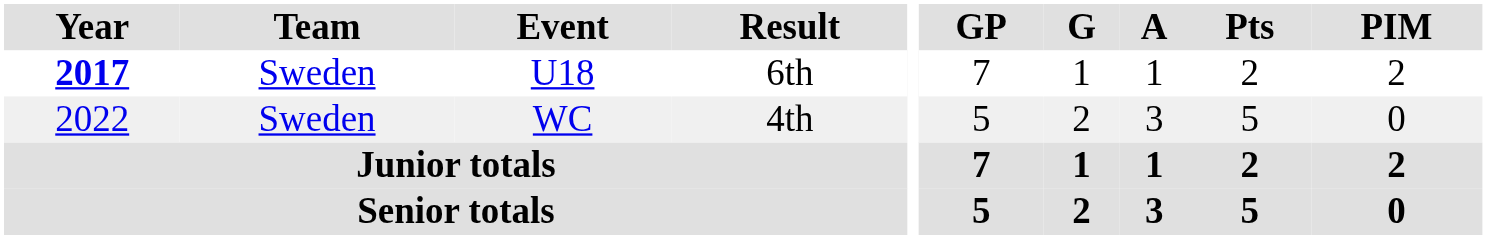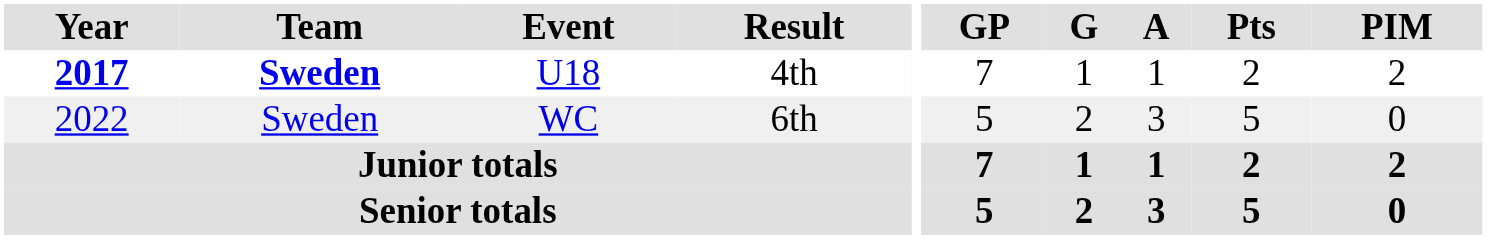(317, 72) normal -> (320, 72) bold
(790, 72) 6th -> (794, 72) 4th
(790, 118) 4th -> (794, 118) 6th
